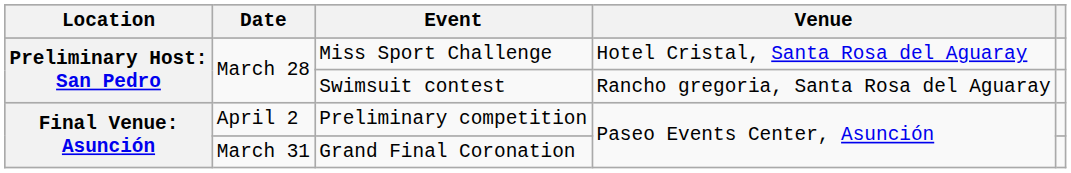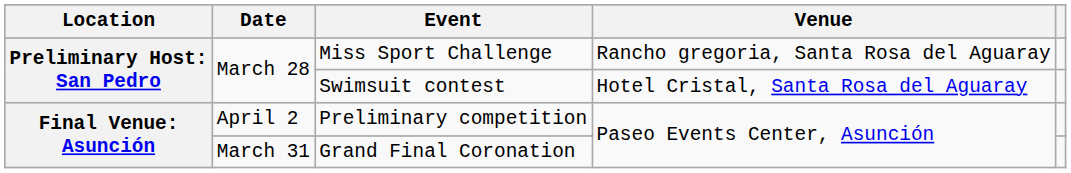(812, 53) Hotel Cristal, Santa Rosa del Aguaray -> (824, 53) Rancho gregoria, Santa Rosa del Aguaray
(824, 86) Rancho gregoria, Santa Rosa del Aguaray -> (812, 86) Hotel Cristal, Santa Rosa del Aguaray
